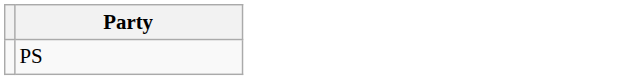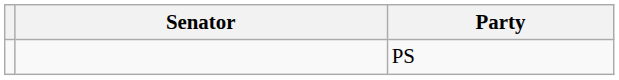+ column: (201, 22)
